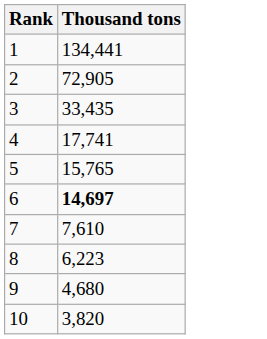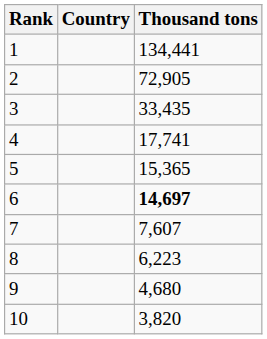+ column: (96, 19)
(88, 169) 15,765 -> (165, 169) 15,365
(83, 229) 7,610 -> (160, 229) 7,607
